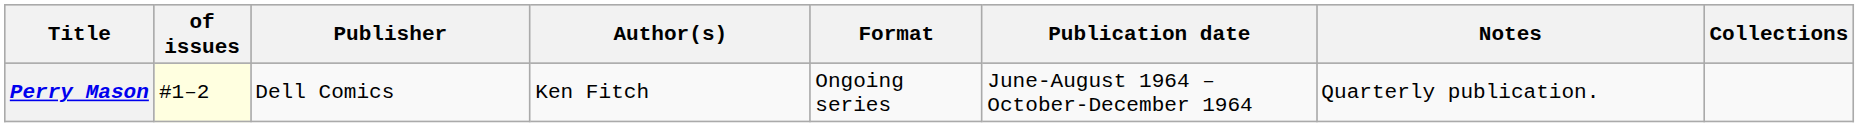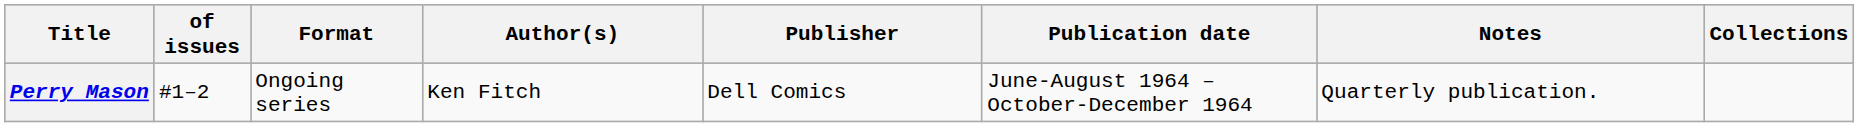columns swapped: (896, 34) <-> (390, 34)
(184, 93) lightyellow background -> (184, 93) no background
